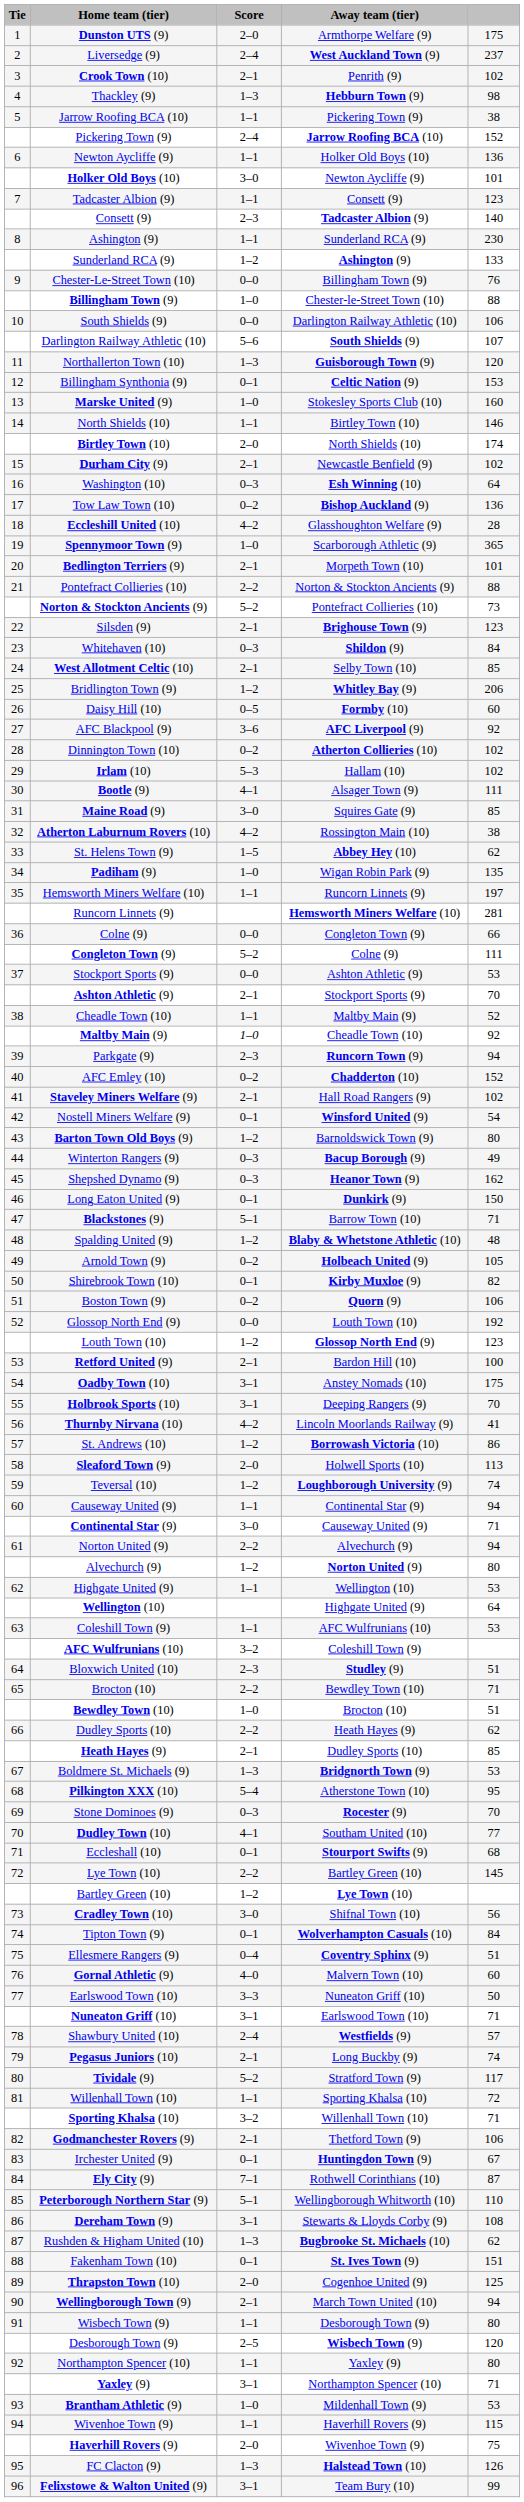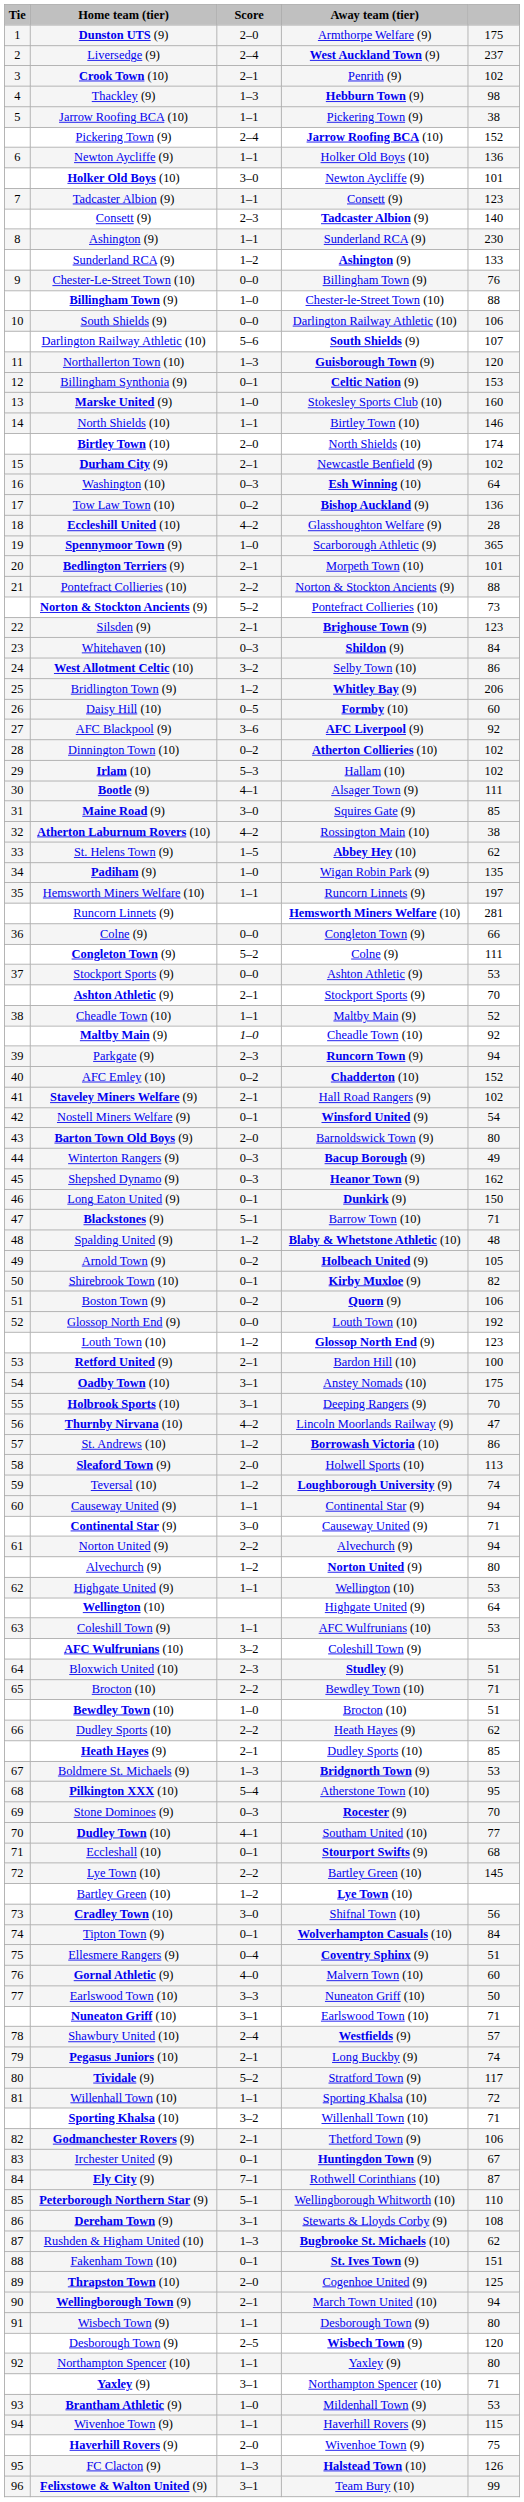(249, 668) 2–1 -> (249, 668) 3–2
(494, 668) 85 -> (494, 668) 86
(249, 1138) 1–2 -> (249, 1138) 2–0
(494, 1424) 41 -> (494, 1424) 47
